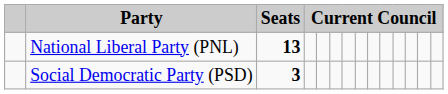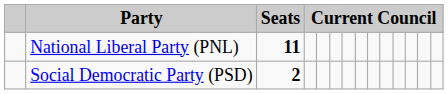(291, 46) 13 -> (292, 46) 11
(296, 74) 3 -> (296, 74) 2
